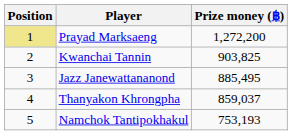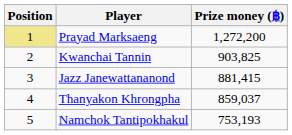(239, 78) 885,495 -> (239, 78) 881,415
